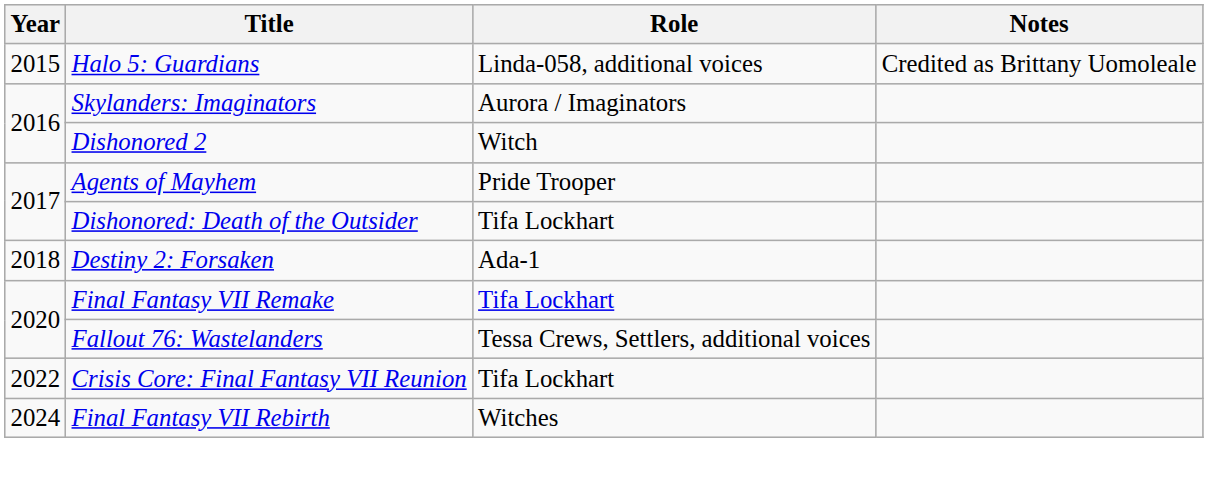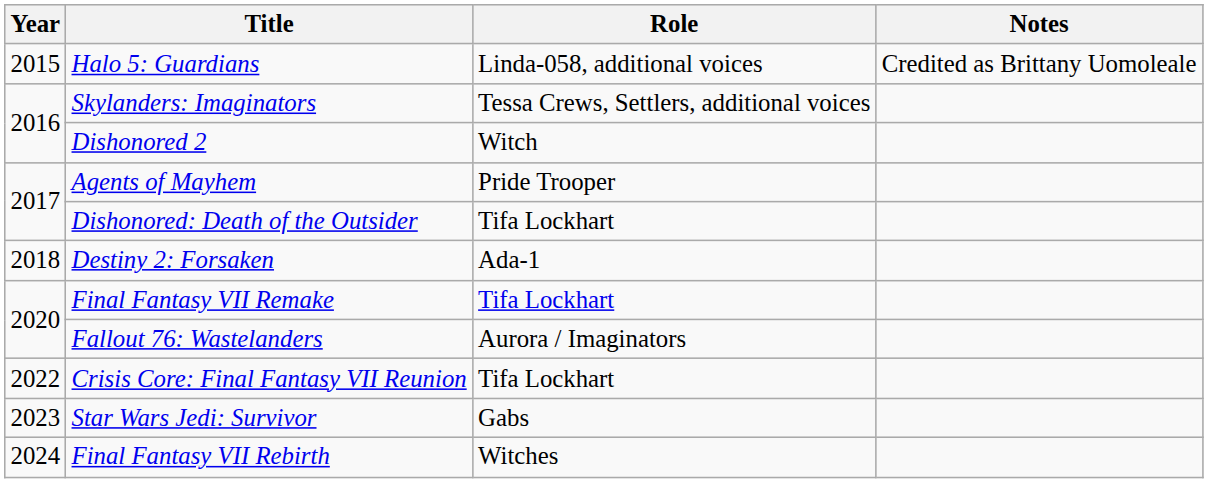(582, 102) Aurora / Imaginators -> (674, 102) Tessa Crews, Settlers, additional voices
(674, 338) Tessa Crews, Settlers, additional voices -> (582, 338) Aurora / Imaginators
+ row: (194, 417)
